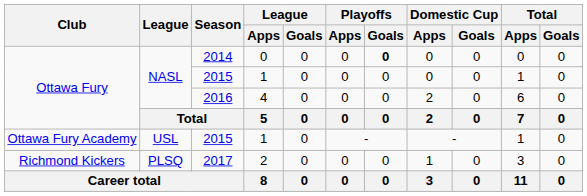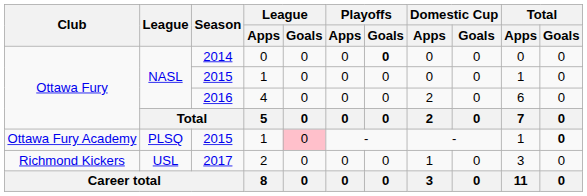(166, 139) USL -> (166, 139) PLSQ
(304, 139) no background -> (304, 139) pink background
(561, 139) normal -> (561, 139) bold
(166, 160) PLSQ -> (166, 160) USL
